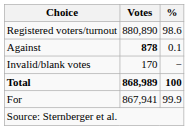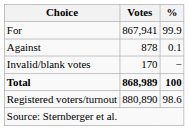rows swapped: (14, 99) <-> (62, 30)
(149, 47) bold -> (149, 47) normal
